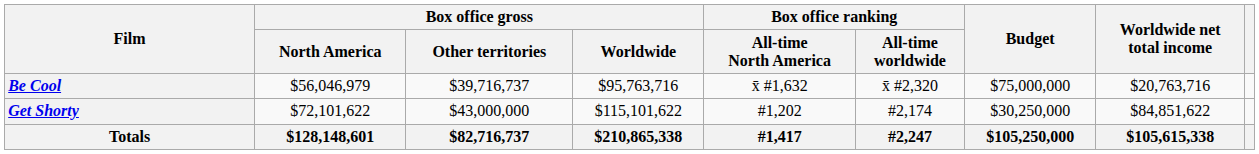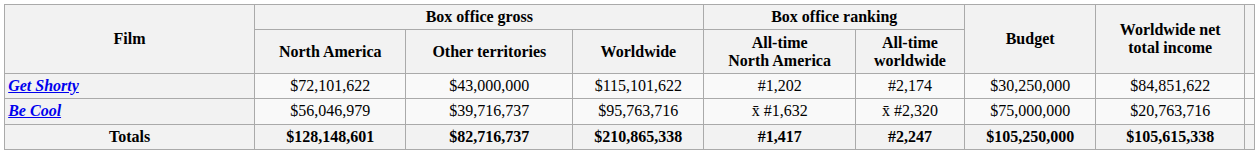rows swapped: (44, 111) <-> (35, 85)
